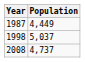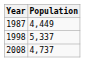(42, 37) 5,037 -> (42, 37) 5,337
